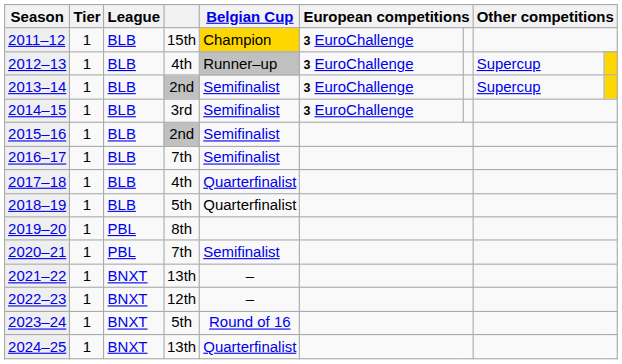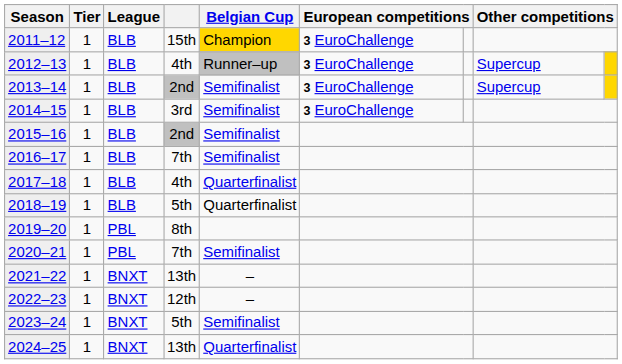(250, 322) Round of 16 -> (241, 322) Semifinalist
